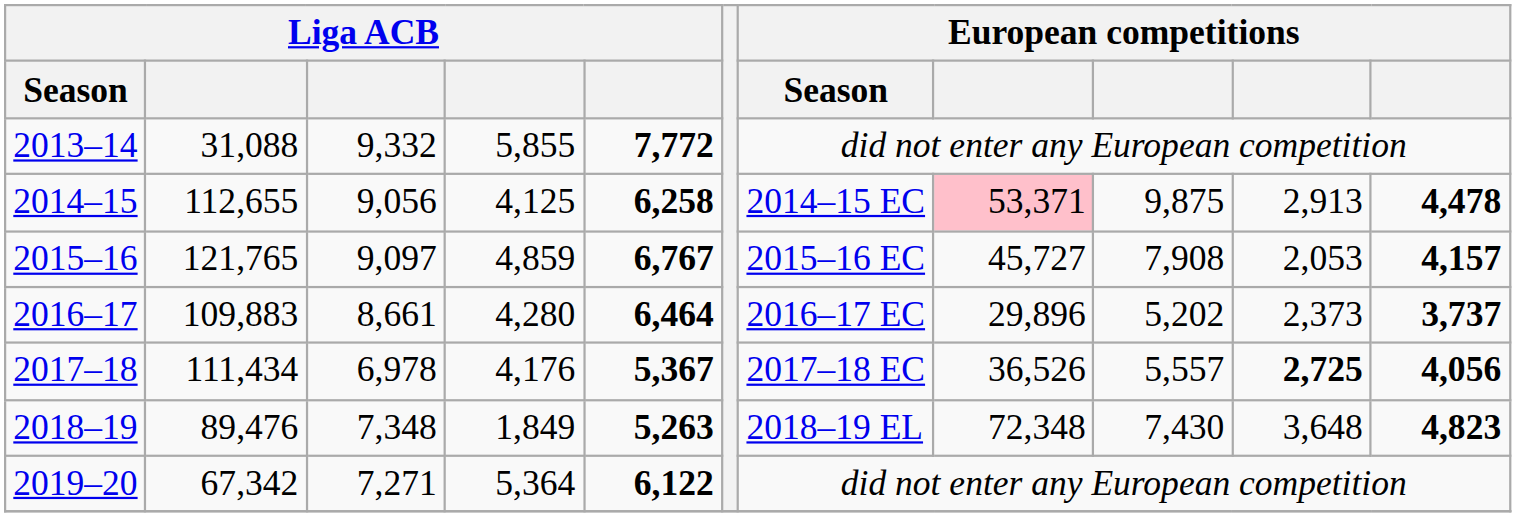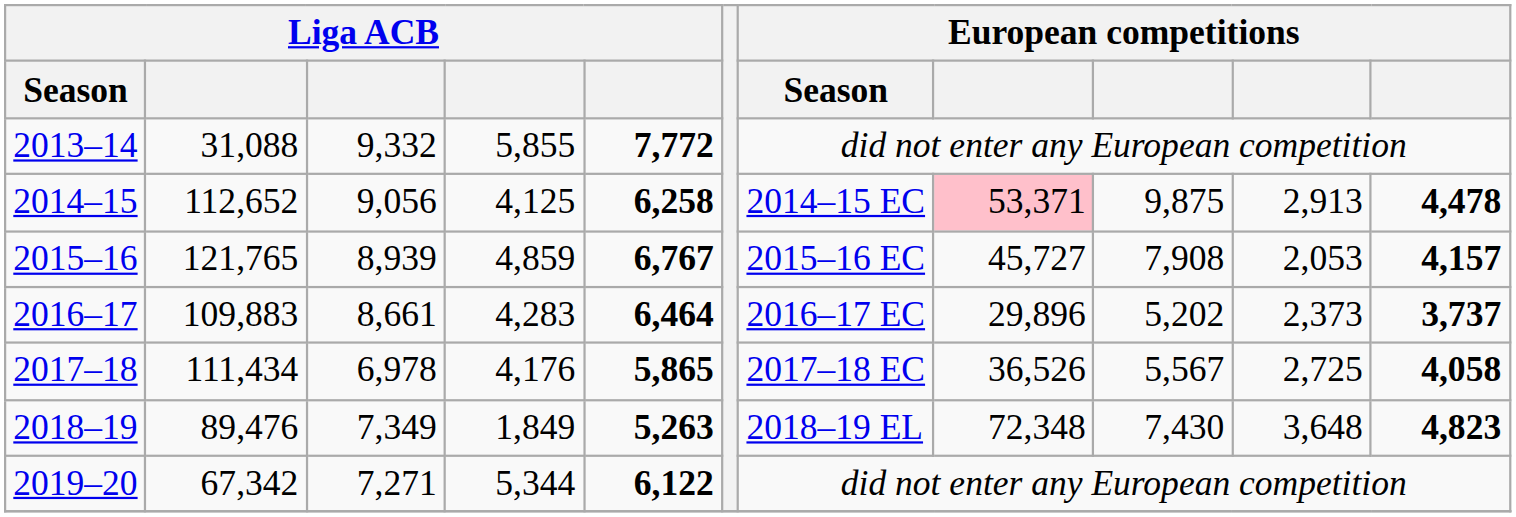(241, 201) 112,655 -> (241, 201) 112,652
(397, 257) 9,097 -> (397, 257) 8,939
(535, 314) 4,280 -> (535, 314) 4,283
(674, 370) 5,367 -> (674, 370) 5,865
(1184, 370) 5,557 -> (1184, 370) 5,567
(1323, 370) bold -> (1323, 370) normal
(1461, 370) 4,056 -> (1461, 370) 4,058
(397, 426) 7,348 -> (397, 426) 7,349
(535, 483) 5,364 -> (535, 483) 5,344
